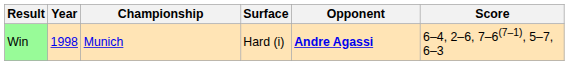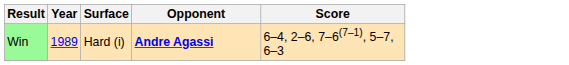- column: (161, 14)
(64, 42) 1998 -> (64, 42) 1989
